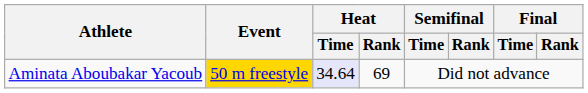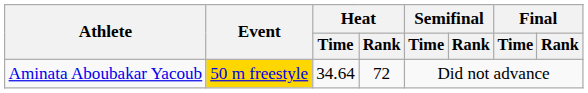(335, 74) lavender background -> (335, 74) no background
(382, 74) 69 -> (382, 74) 72
